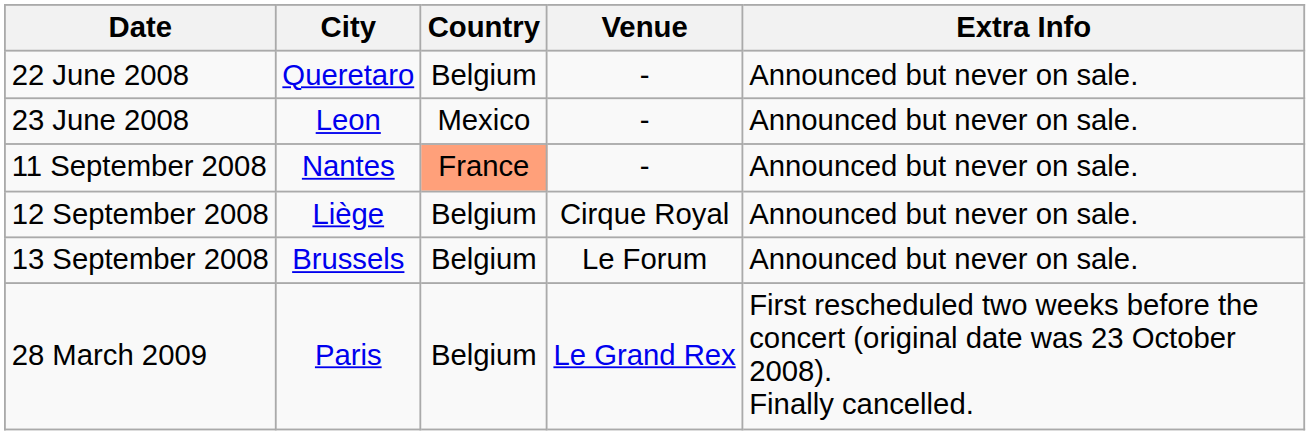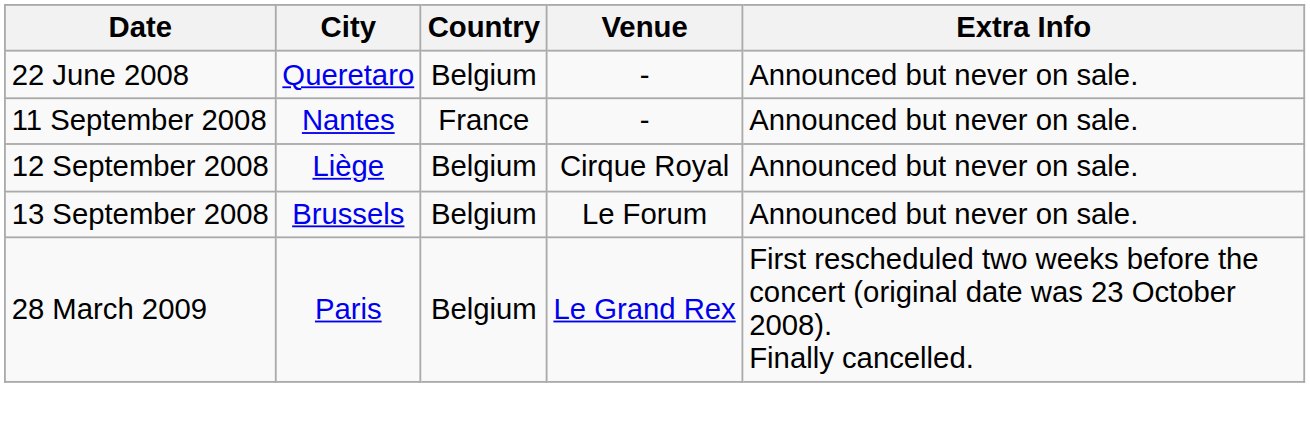- row: (100, 120)
(484, 167) lightsalmon background -> (484, 120) no background
